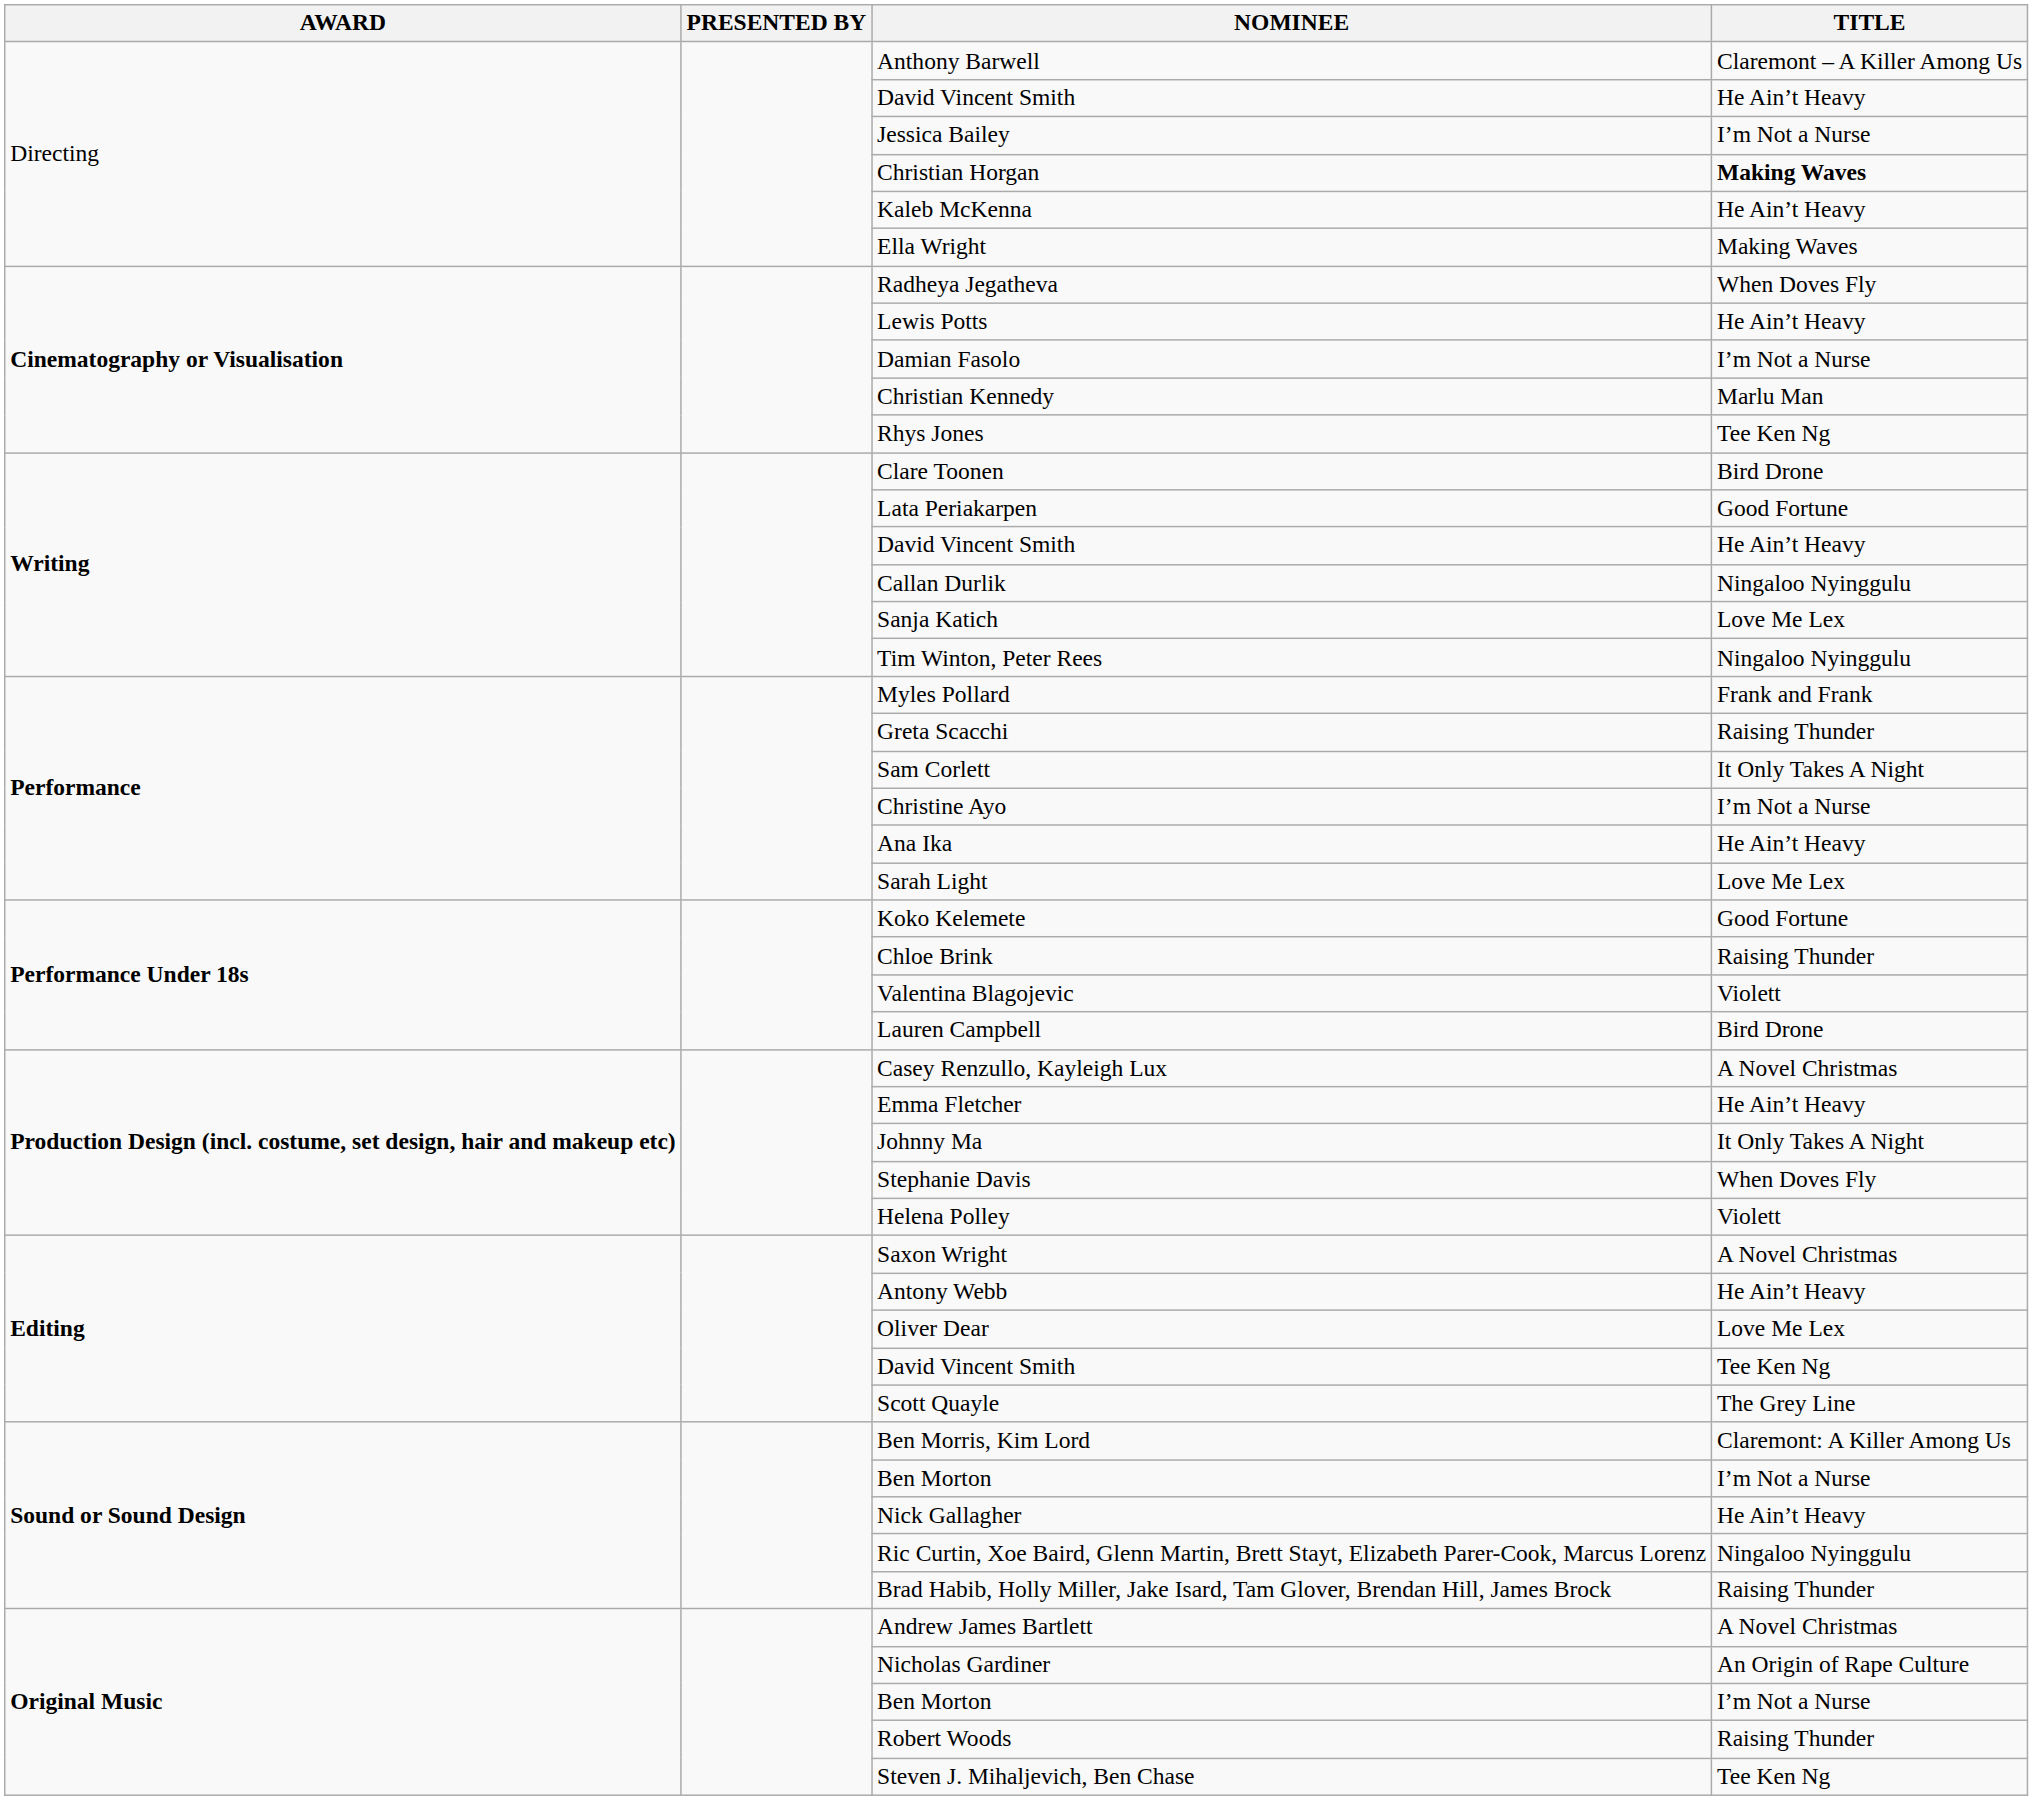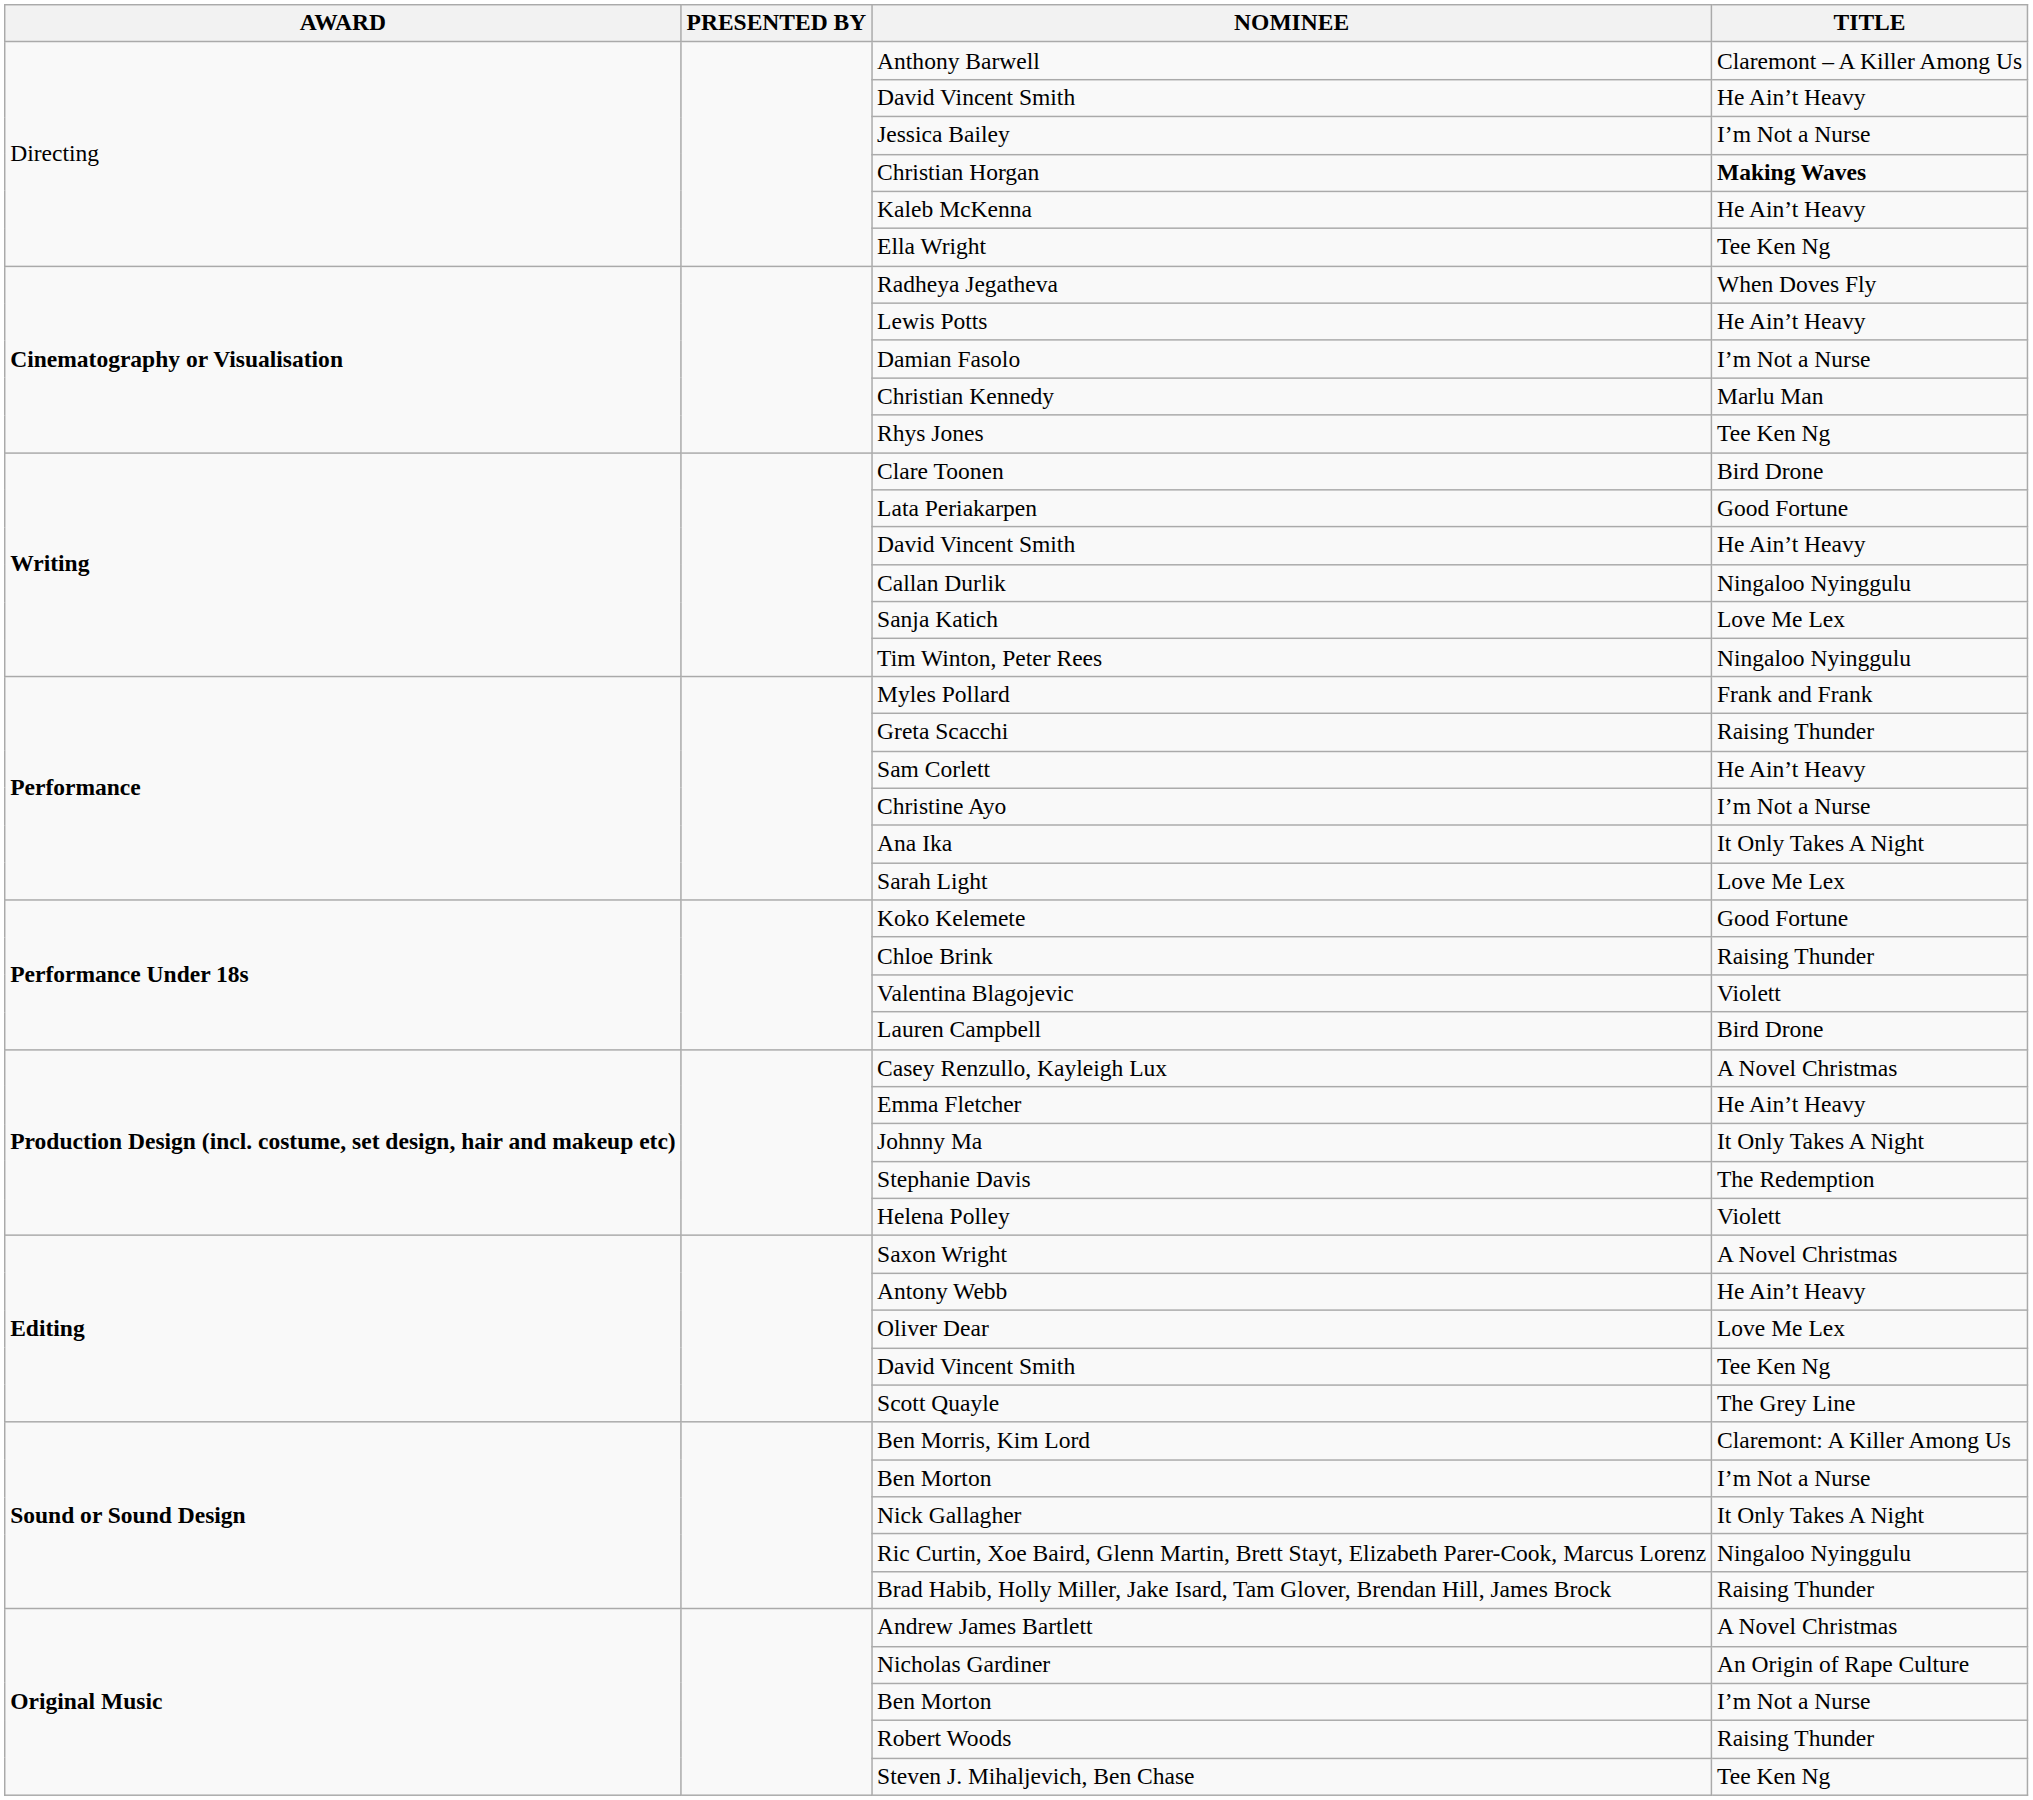(1787, 246) Making Waves -> (1774, 246) Tee Ken Ng
(1820, 769) It Only Takes A Night -> (1791, 769) He Ain’t Heavy
(1791, 843) He Ain’t Heavy -> (1820, 843) It Only Takes A Night
(1797, 1179) When Doves Fly -> (1796, 1179) The Redemption
(1791, 1515) He Ain’t Heavy -> (1820, 1515) It Only Takes A Night
